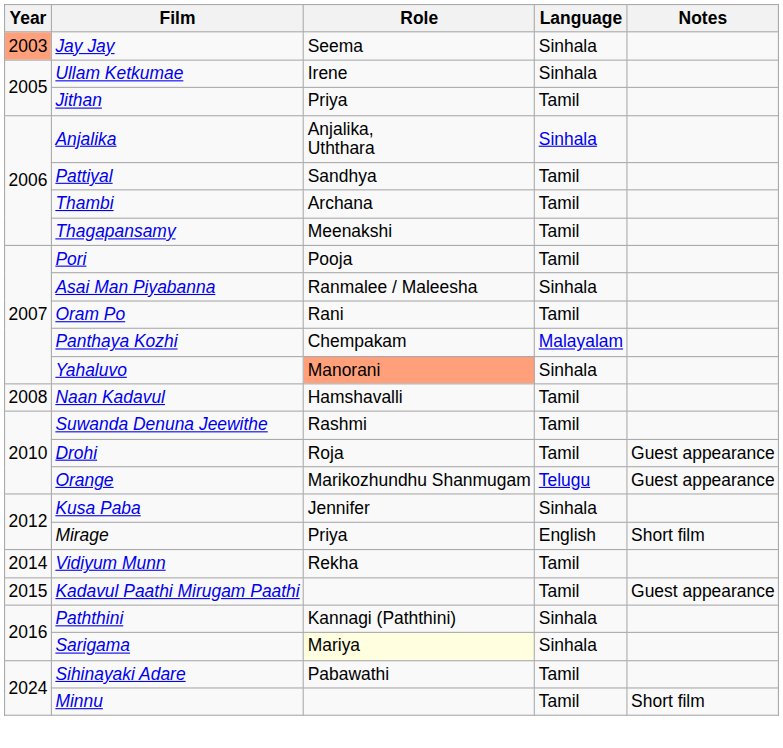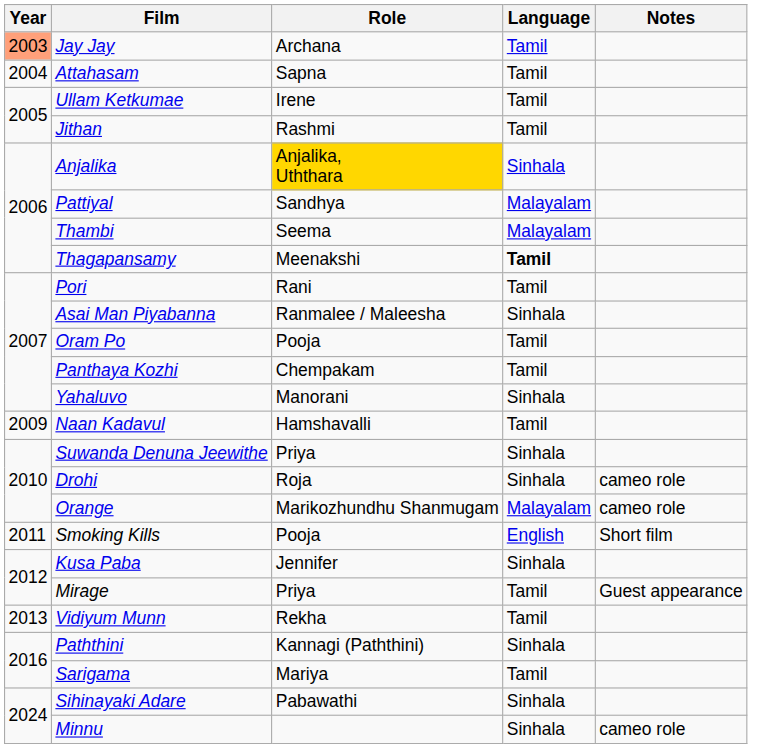(335, 45) Seema -> (308, 45) Archana
(568, 45) Sinhala -> (527, 45) Tamil
+ row: (97, 73)
(568, 73) Sinhala -> (527, 101) Tamil
(328, 101) Priya -> (305, 128) Rashmi
(341, 138) no background -> (309, 166) gold background
(559, 176) Tamil -> (549, 203) Malayalam
(340, 203) Archana -> (303, 231) Seema
(559, 203) Tamil -> (549, 231) Malayalam
(559, 231) normal -> (529, 259) bold
(330, 259) Pooja -> (294, 286) Rani
(326, 314) Rani -> (298, 342) Pooja
(581, 342) Malayalam -> (527, 369) Tamil
(344, 369) lightsalmon background -> (312, 397) no background
(28, 397) 2008 -> (28, 425) 2009
(337, 425) Rashmi -> (296, 452) Priya
(559, 425) Tamil -> (536, 452) Sinhala
(559, 452) Tamil -> (536, 480) Sinhala
(703, 452) Guest appearance -> (642, 480) cameo role
(564, 480) Telugu -> (549, 508) Malayalam
(703, 480) Guest appearance -> (642, 508) cameo role
+ row: (108, 535)
(567, 535) English -> (527, 591) Tamil
(668, 535) Short film -> (671, 591) Guest appearance
(28, 563) 2014 -> (28, 618) 2013
- row: (178, 591)
(334, 646) lightyellow background -> (302, 674) no background
(568, 646) Sinhala -> (527, 674) Tamil
(559, 674) Tamil -> (536, 701) Sinhala
(559, 701) Tamil -> (536, 729) Sinhala
(668, 701) Short film -> (642, 729) cameo role
